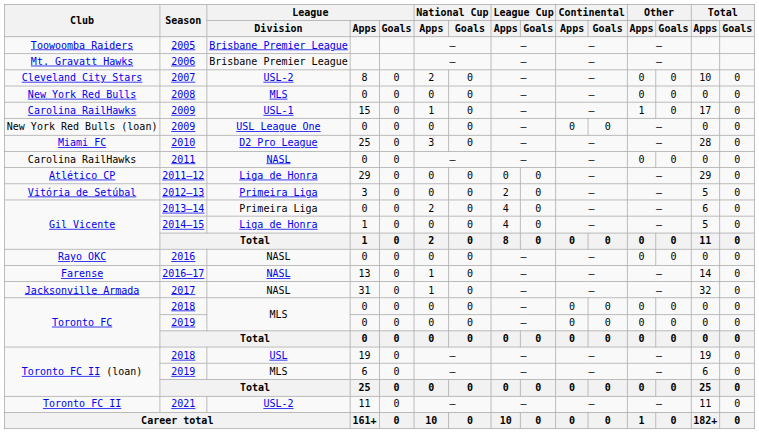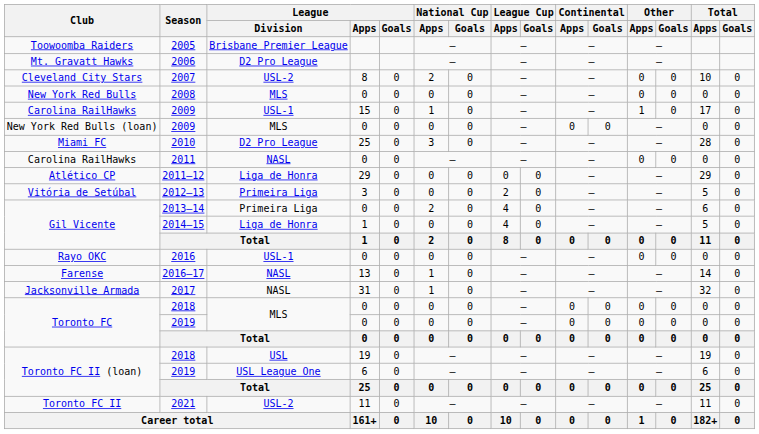(278, 61) Brisbane Premier League -> (278, 61) D2 Pro League
(278, 127) USL League One -> (278, 127) MLS
(278, 257) NASL -> (278, 257) USL-1
(278, 371) MLS -> (278, 371) USL League One
